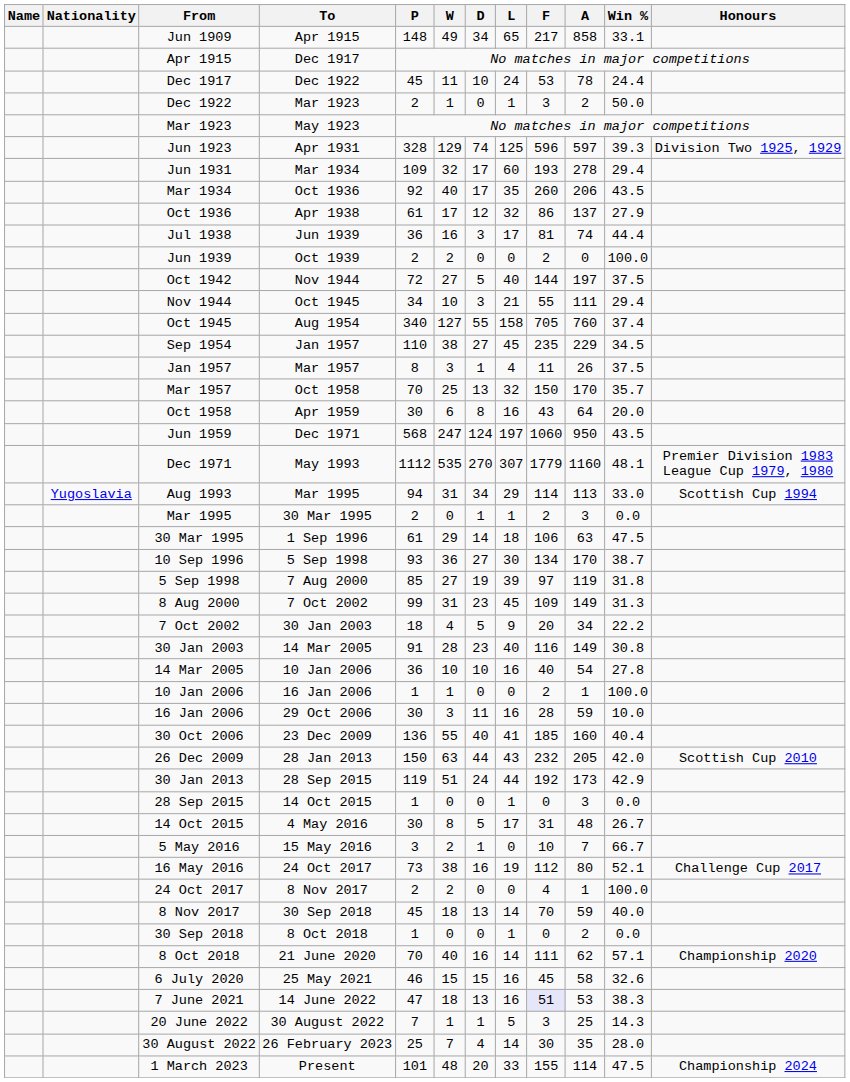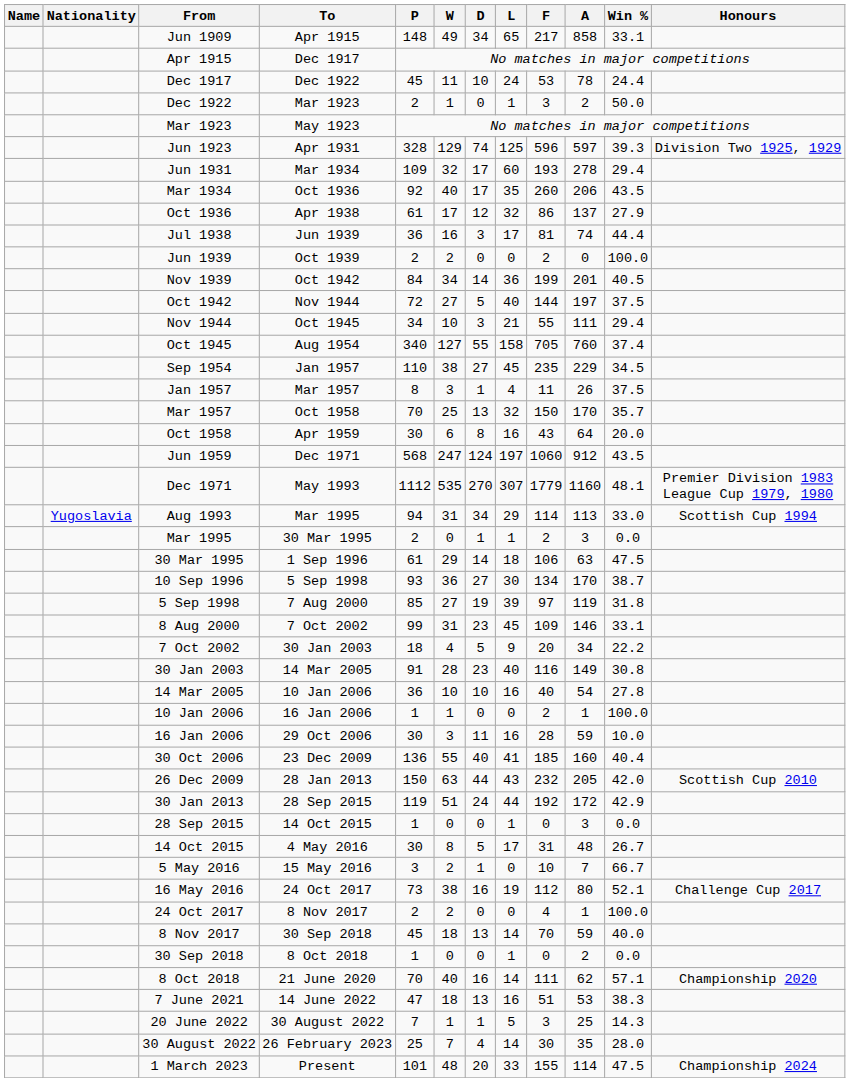+ row: (199, 280)
(585, 434) 950 -> (585, 456) 912
(585, 604) 149 -> (585, 626) 146
(628, 604) 31.3 -> (628, 626) 33.1
(585, 780) 173 -> (585, 802) 172
- row: (199, 979)
(546, 1001) lavender background -> (546, 1001) no background
